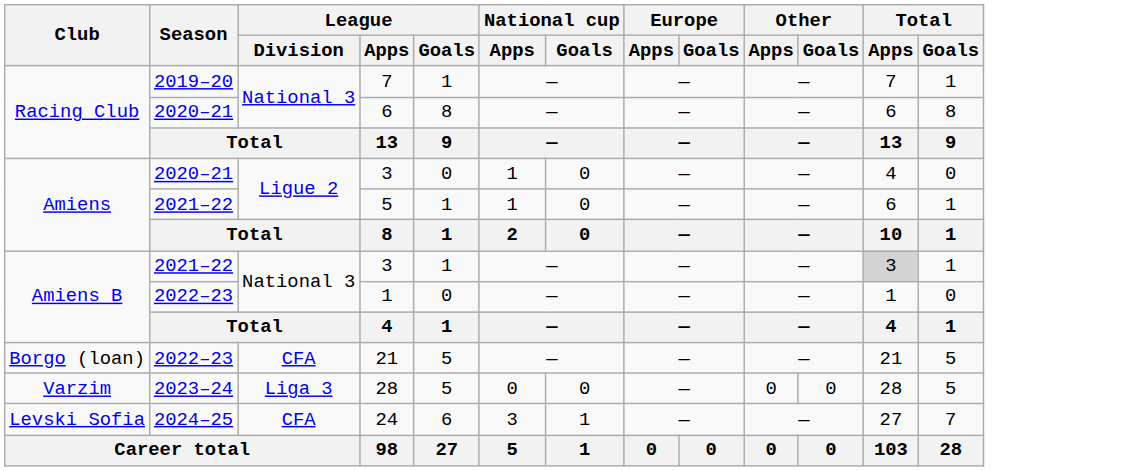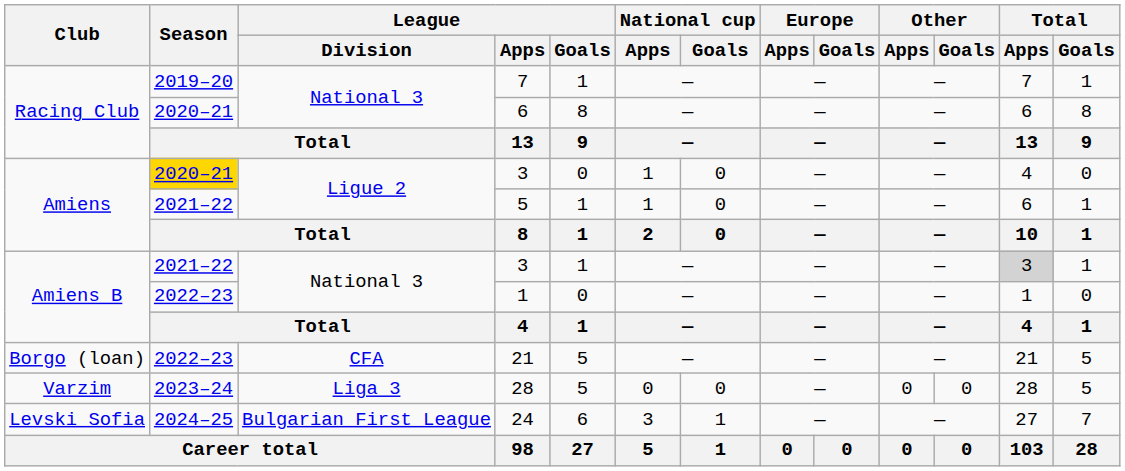(194, 174) no background -> (194, 174) gold background
(299, 419) CFA -> (367, 419) Bulgarian First League
